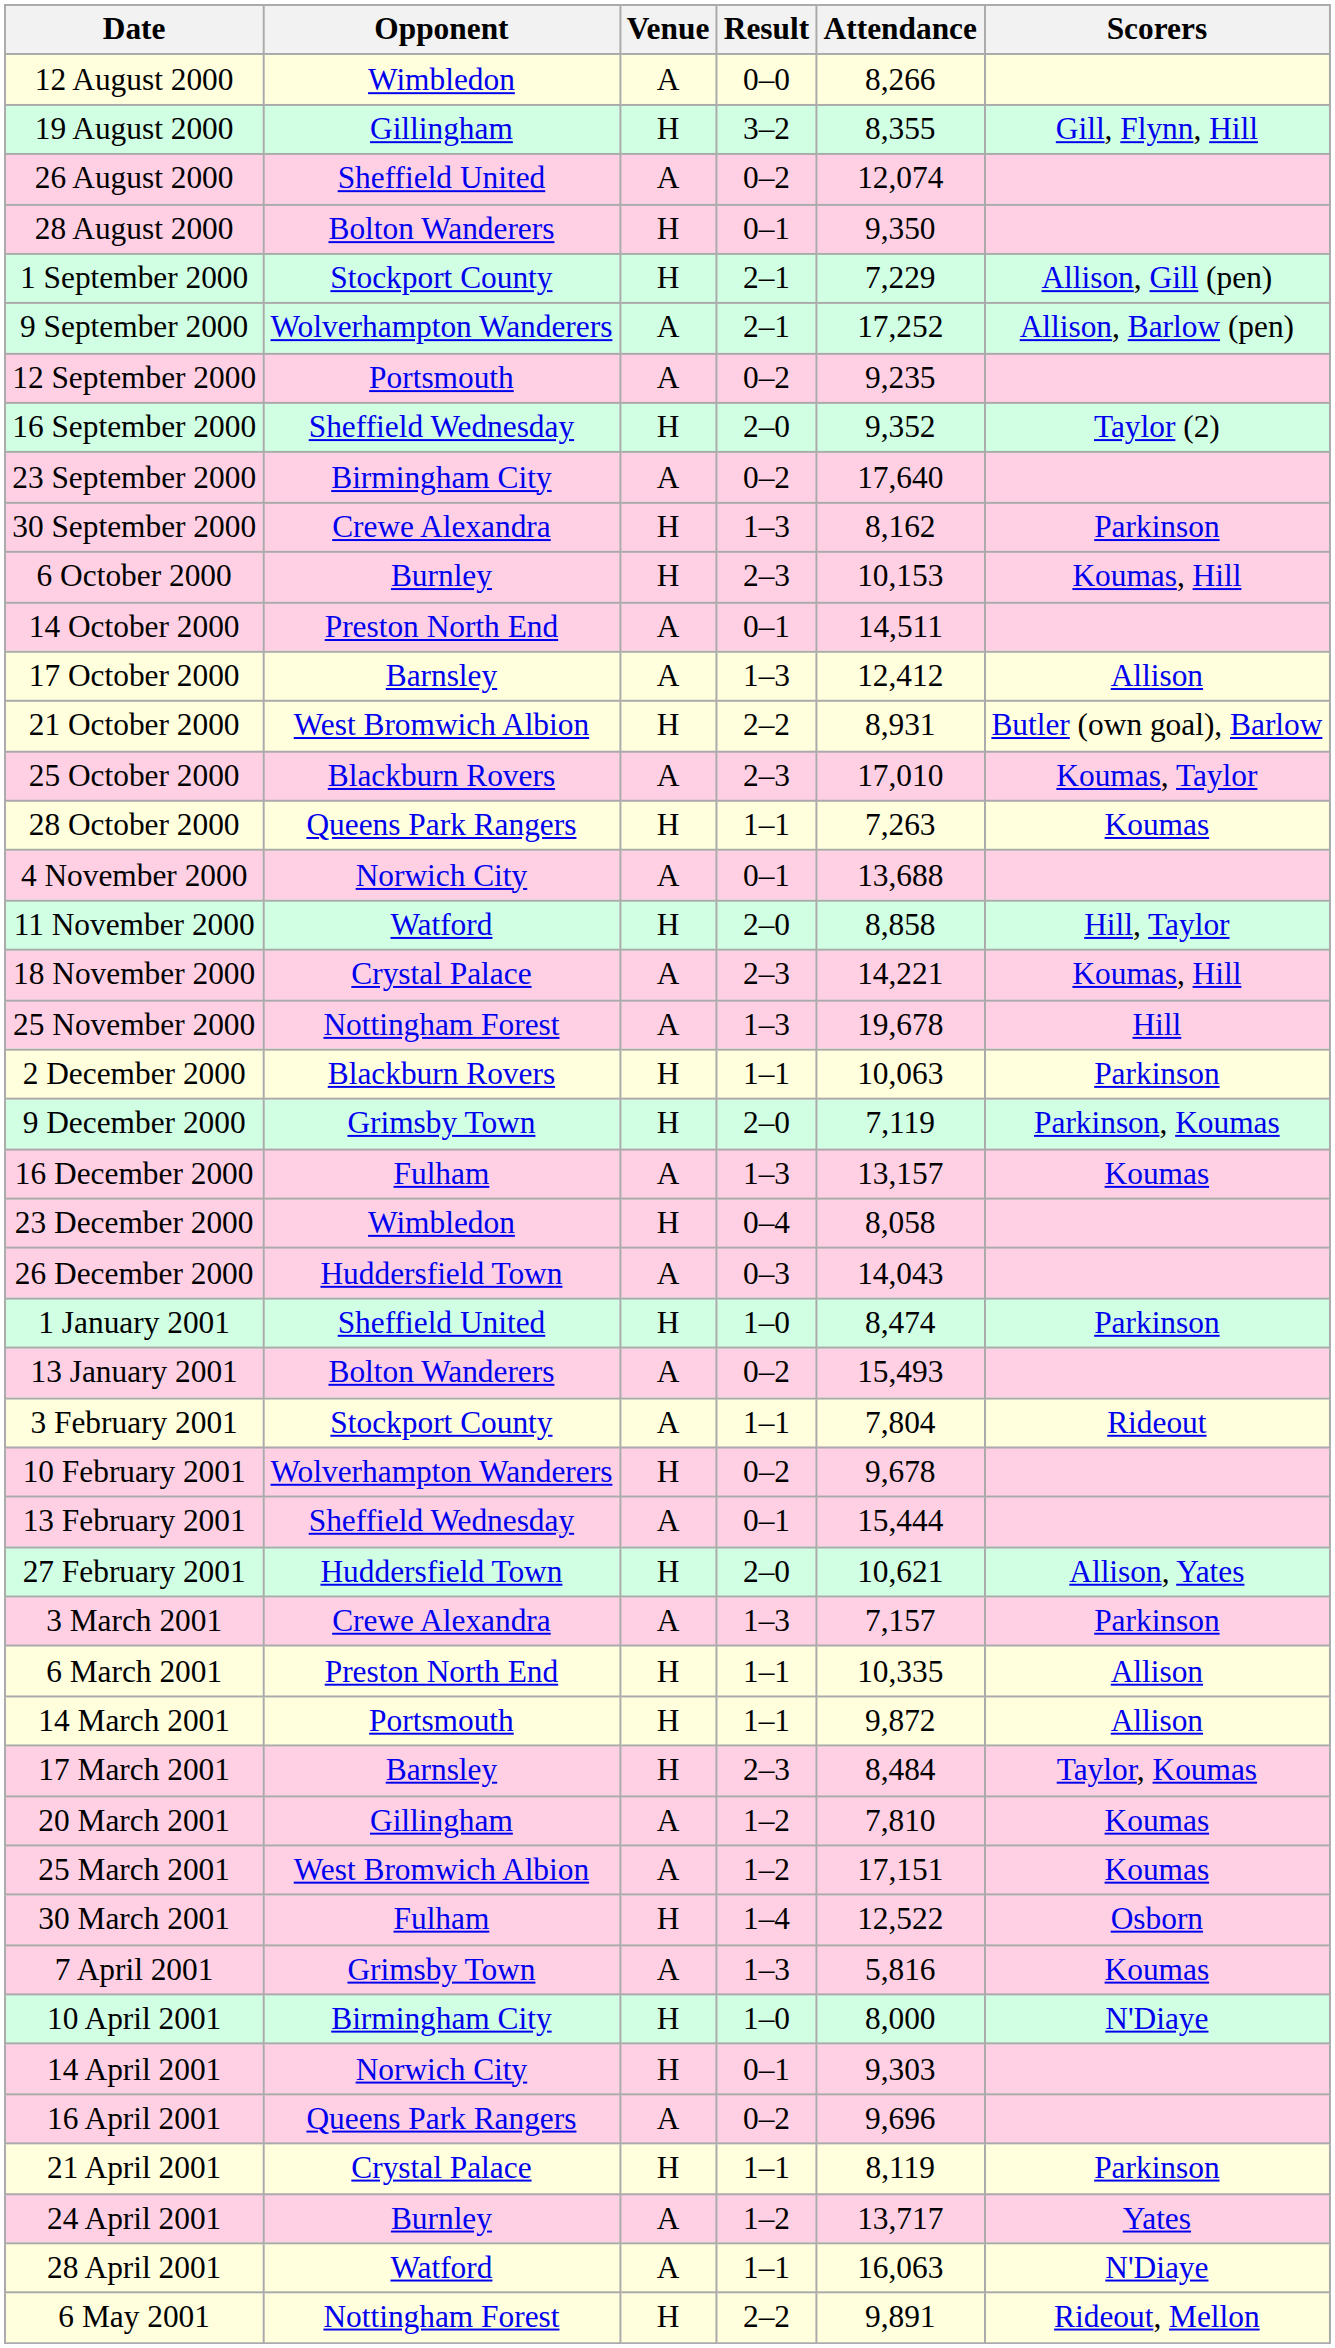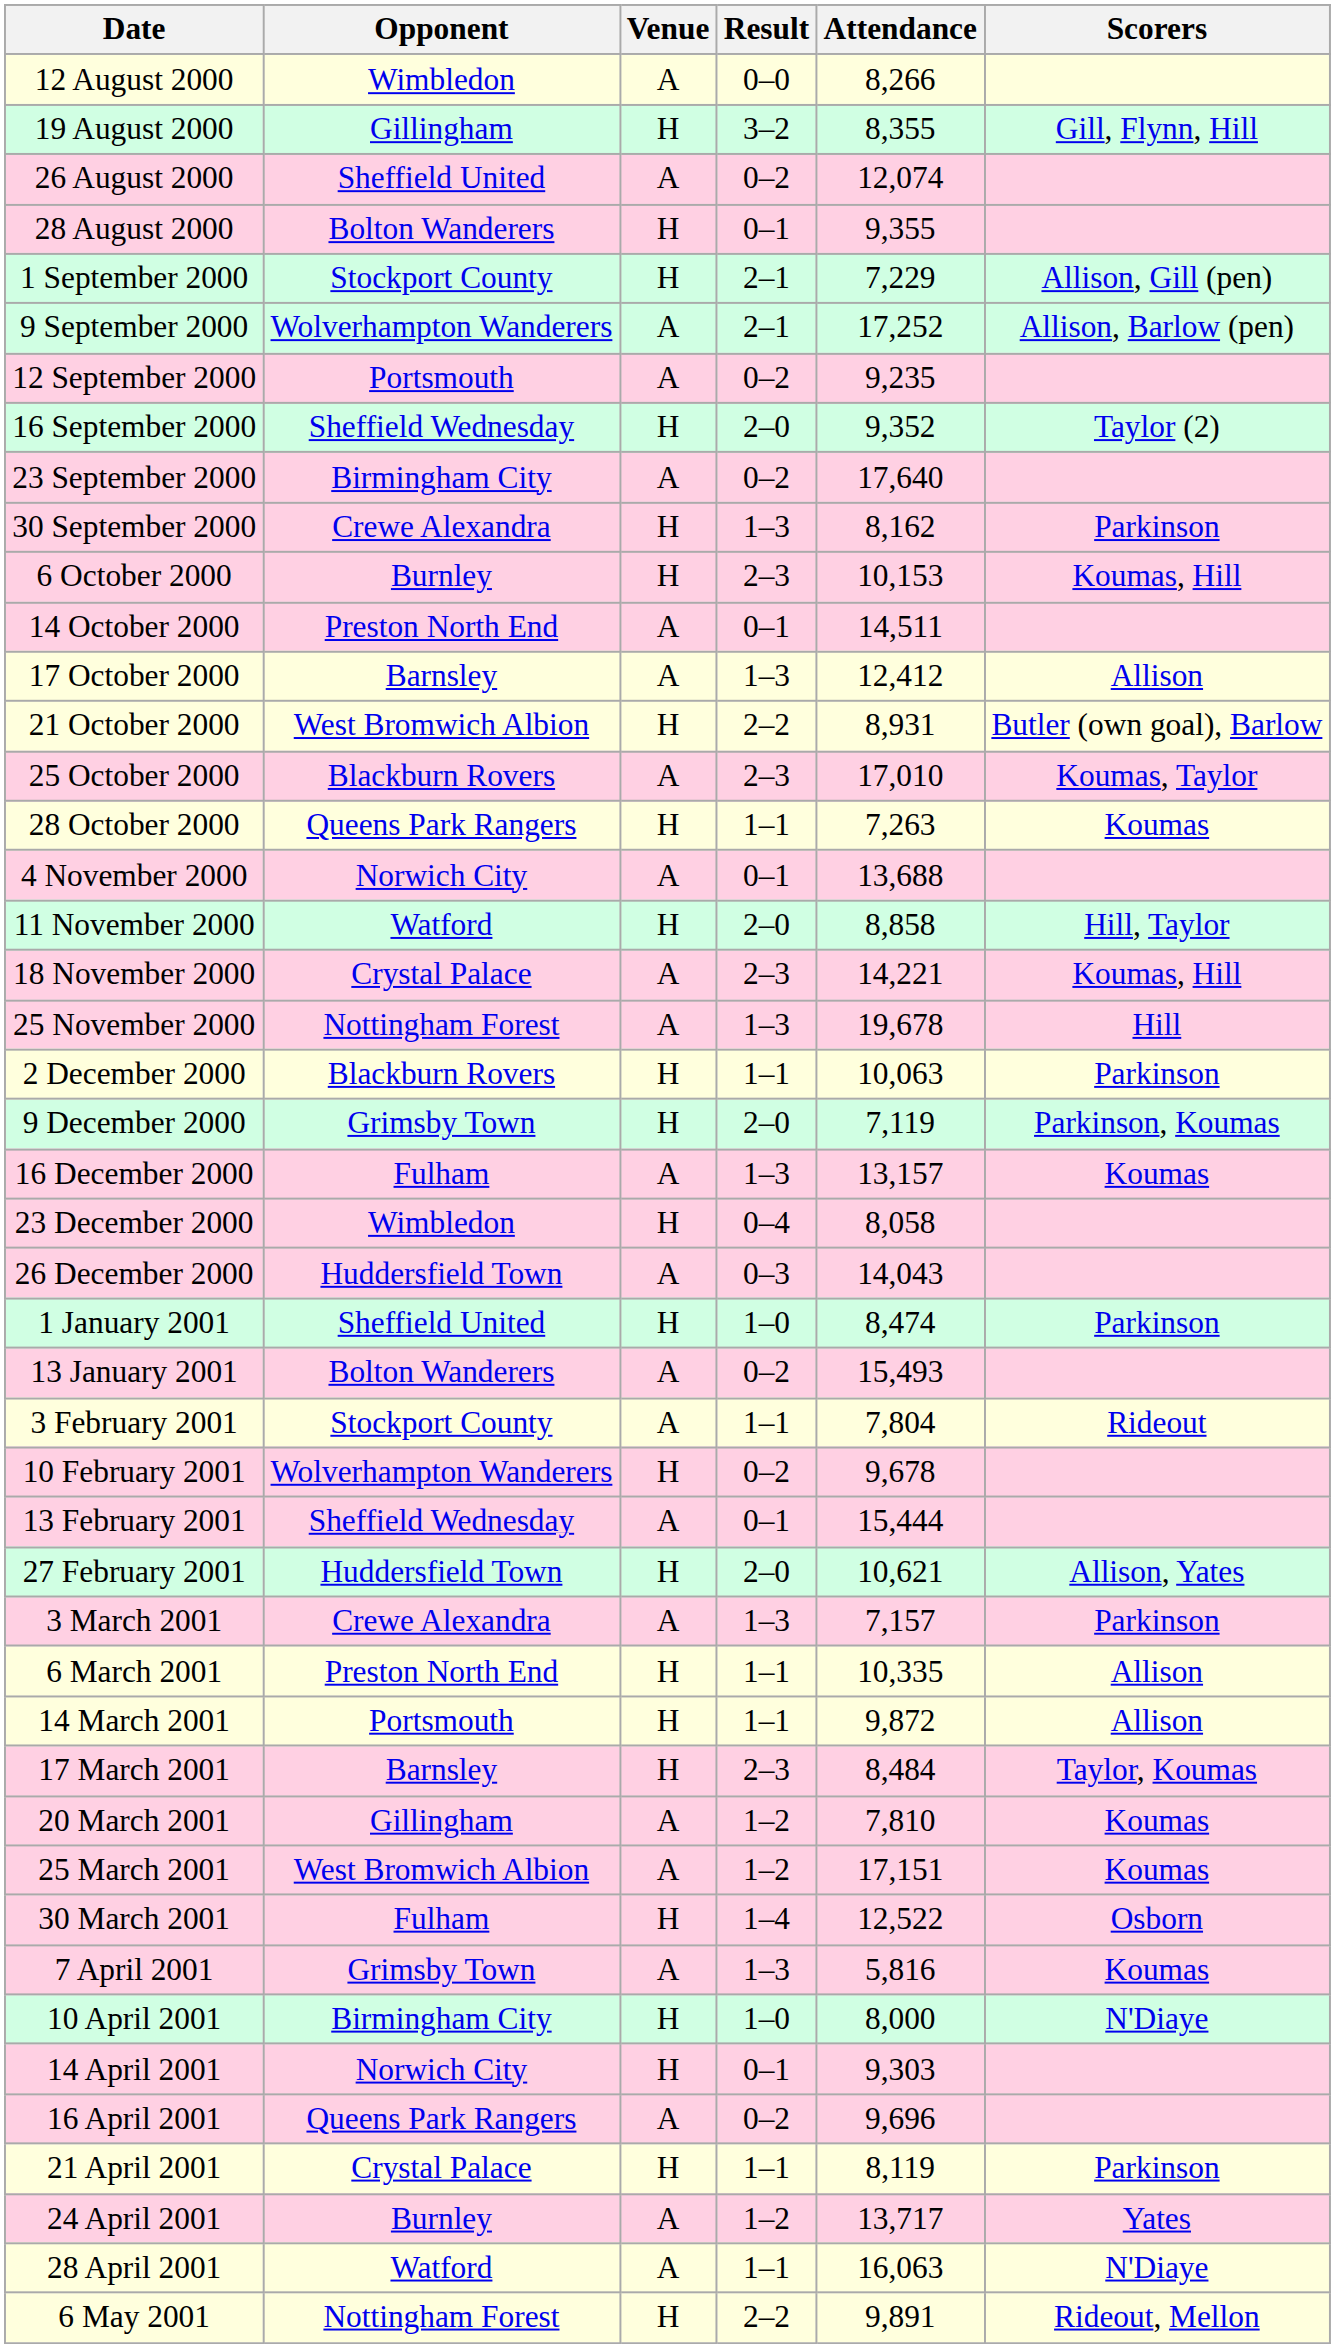(900, 228) 9,350 -> (900, 228) 9,355
